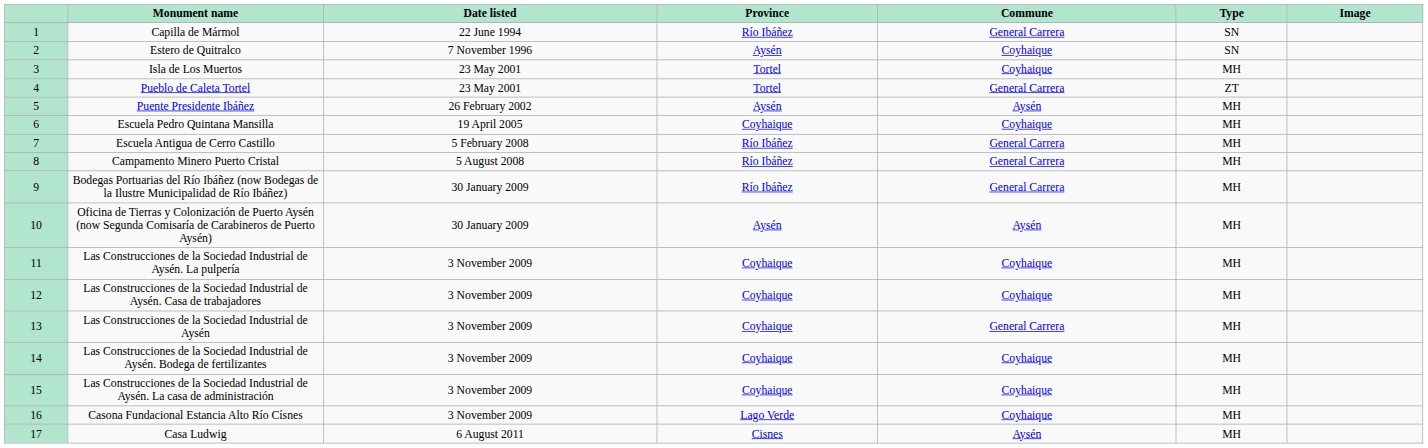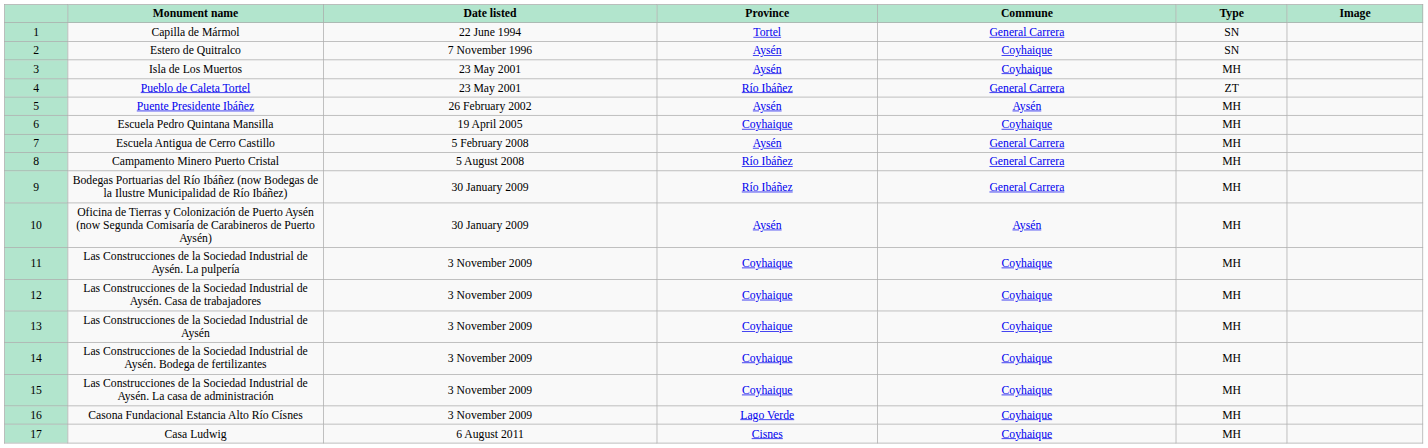(767, 32) Río Ibáñez -> (767, 32) Tortel
(767, 69) Tortel -> (767, 69) Aysén
(767, 87) Tortel -> (767, 87) Río Ibáñez
(767, 143) Río Ibáñez -> (767, 143) Aysén
(1027, 326) General Carrera -> (1027, 326) Coyhaique
(1027, 433) Aysén -> (1027, 433) Coyhaique
